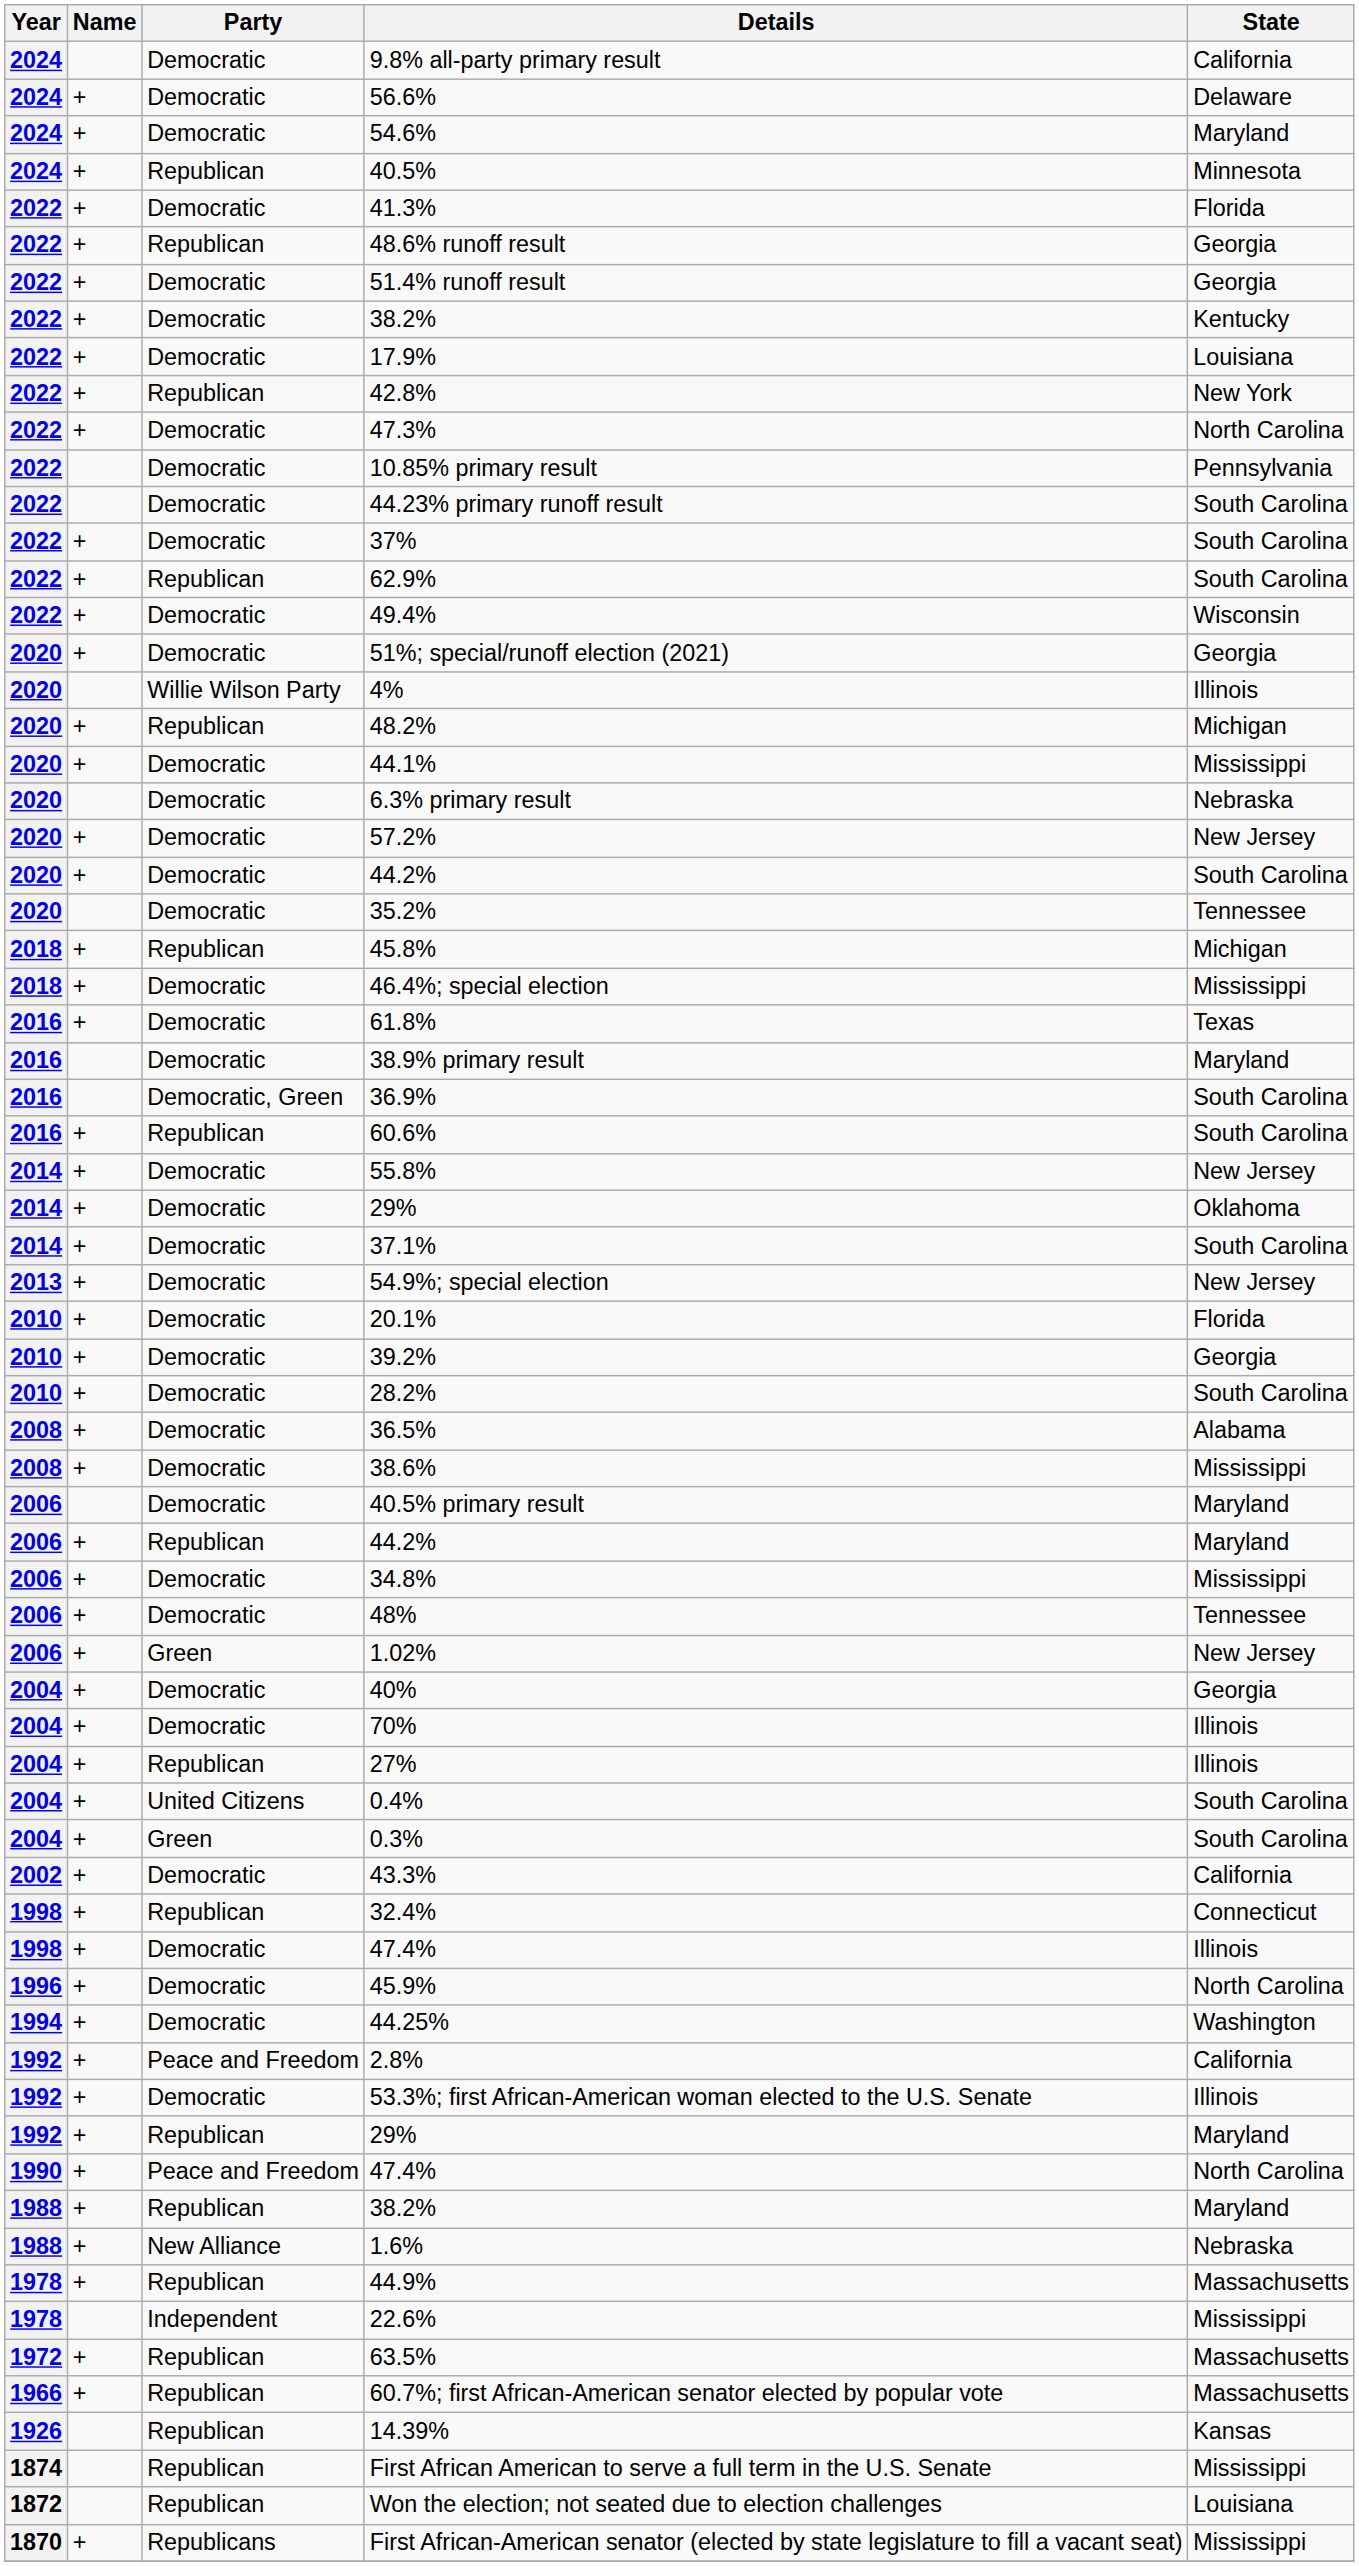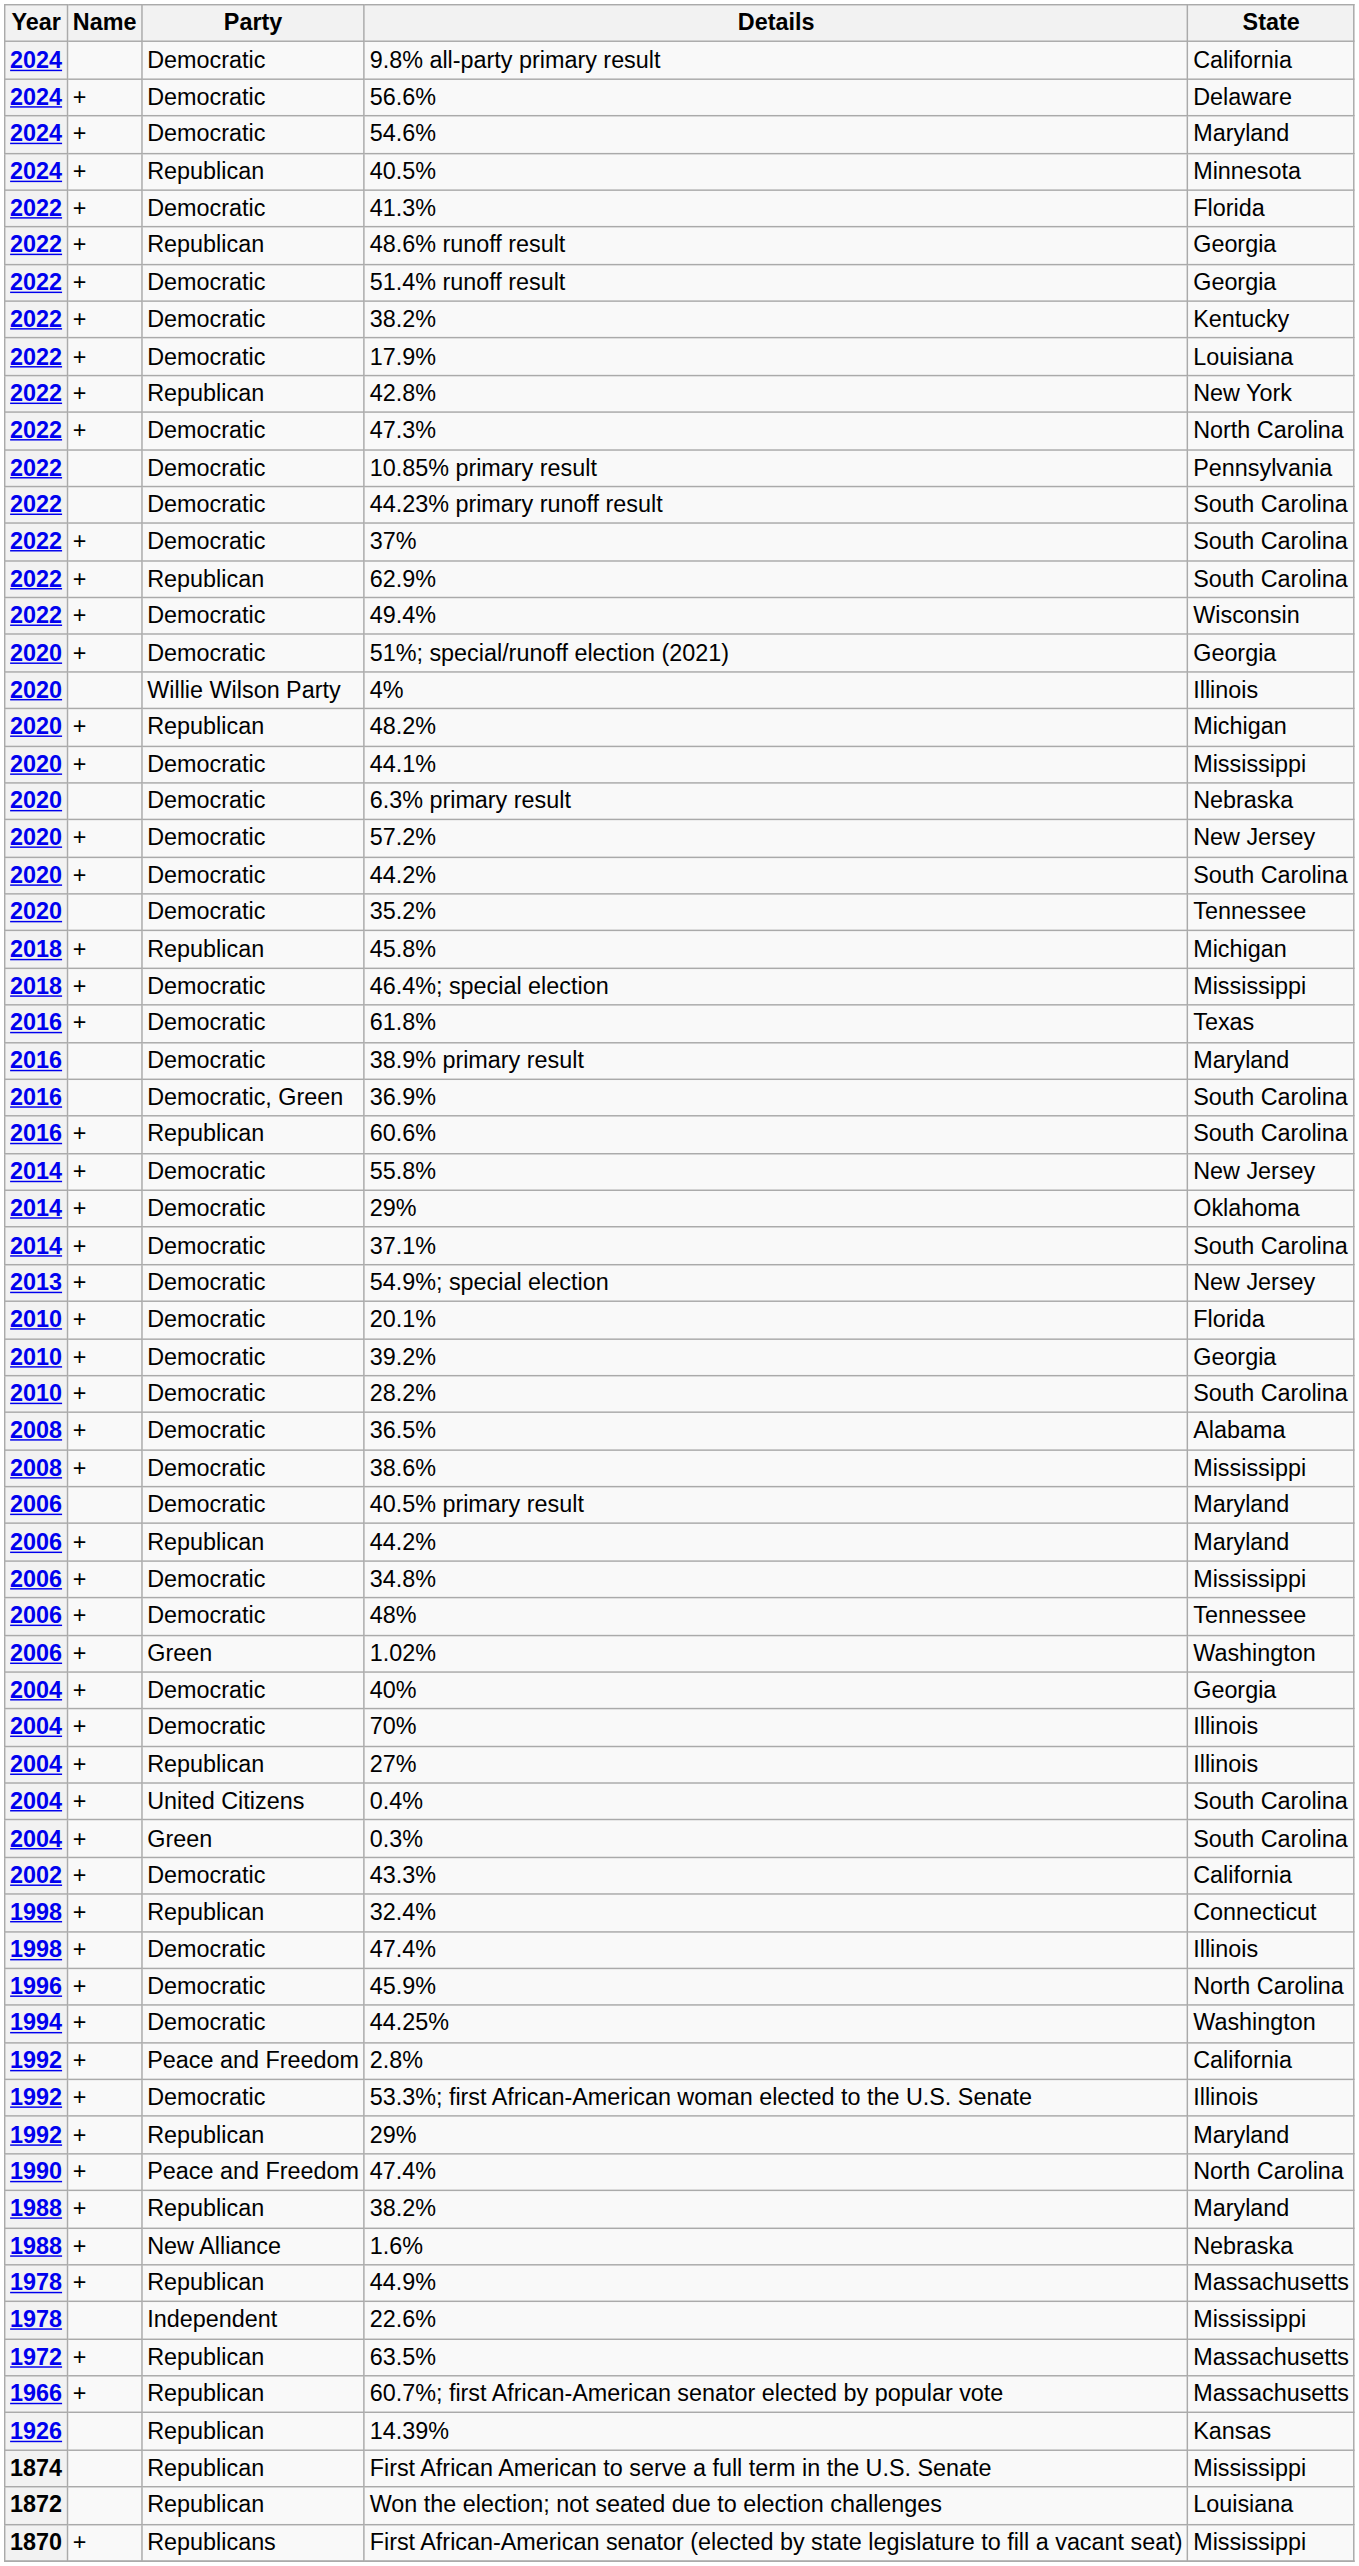(1254, 1653) New Jersey -> (1254, 1653) Washington
